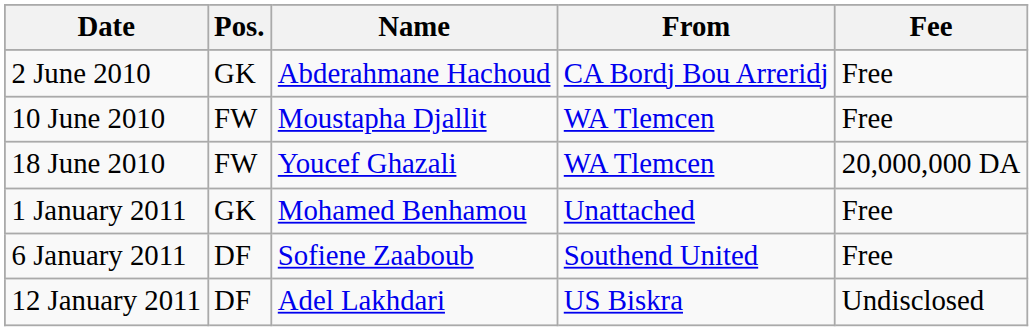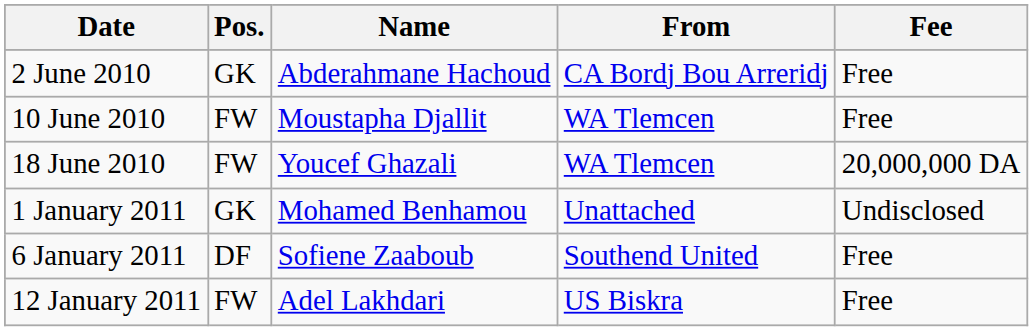(867, 210) Free -> (913, 210) Undisclosed
(233, 301) DF -> (236, 301) FW
(913, 301) Undisclosed -> (867, 301) Free
